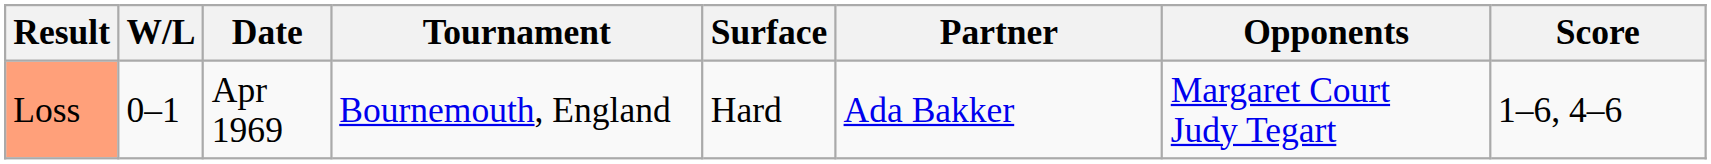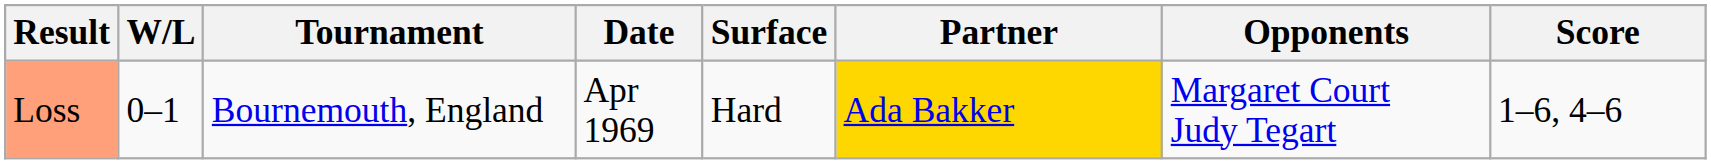columns swapped: (267, 32) <-> (517, 32)
(929, 108) no background -> (929, 108) gold background
